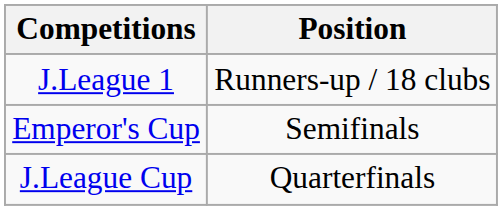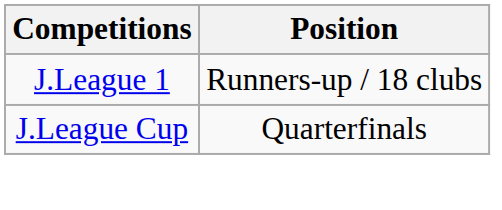- row: (106, 128)
